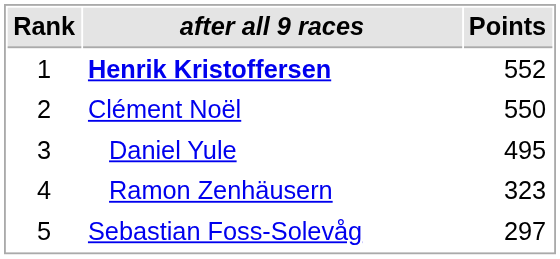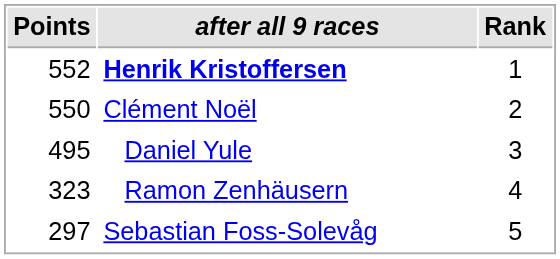columns swapped: (44, 27) <-> (507, 27)
